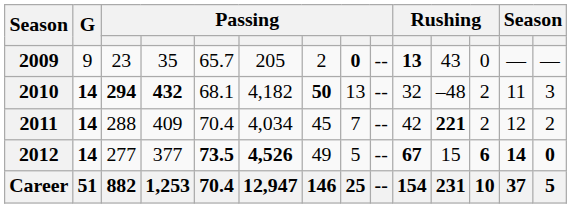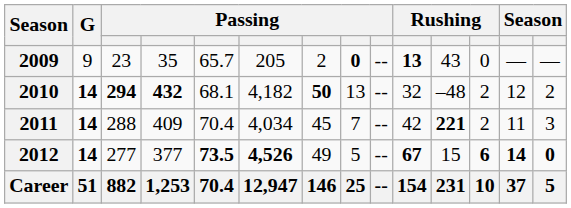(516, 92) 11 -> (516, 92) 12
(550, 92) 3 -> (550, 92) 2
(516, 123) 12 -> (516, 123) 11
(550, 123) 2 -> (550, 123) 3
